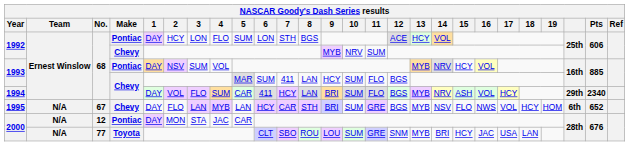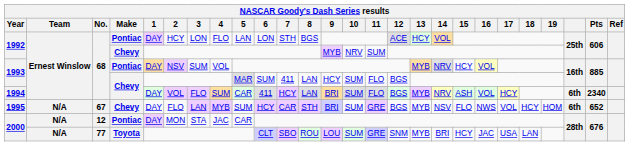(243, 38) SUM -> (243, 38) LAN
(575, 93) 29th -> (575, 93) 6th
(243, 107) LAN -> (243, 107) SUM
